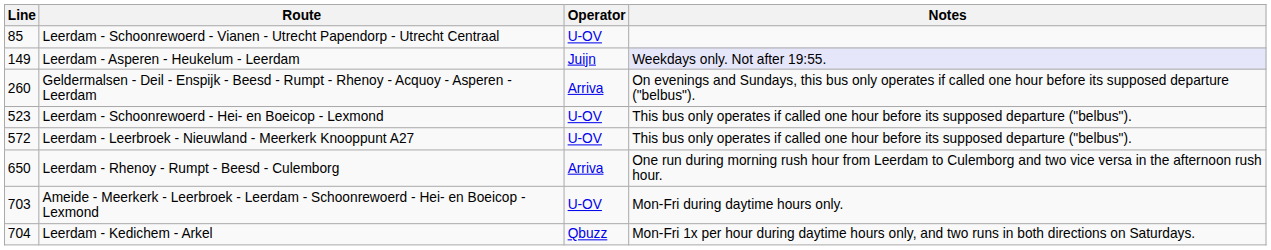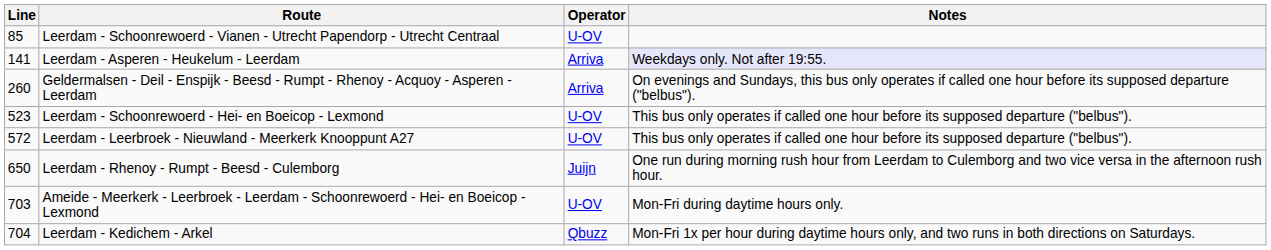(19, 58) 149 -> (19, 58) 141
(582, 58) Juijn -> (586, 58) Arriva
(586, 168) Arriva -> (582, 168) Juijn
